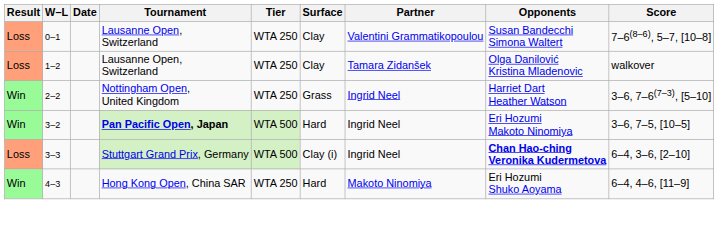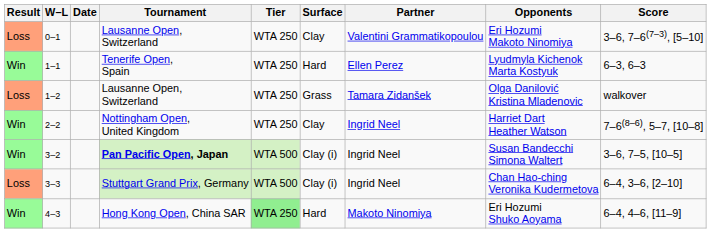(531, 36) Susan Bandecchi Simona Waltert -> (530, 36) Eri Hozumi Makoto Ninomiya
(661, 36) 7–6(8–6), 5–7, [10–8] -> (653, 36) 3–6, 7–6(7–3), [5–10]
+ row: (53, 66)
(314, 65) Clay -> (317, 95) Grass
(317, 95) Grass -> (314, 124) Clay
(661, 95) 3–6, 7–6(7–3), [5–10] -> (653, 124) 7–6(8–6), 5–7, [10–8]
(314, 124) Hard -> (320, 154) Clay (i)
(530, 124) Eri Hozumi Makoto Ninomiya -> (531, 154) Susan Bandecchi Simona Waltert
(547, 154) bold -> (543, 183) normal
(276, 183) no background -> (276, 213) lightgreen background
